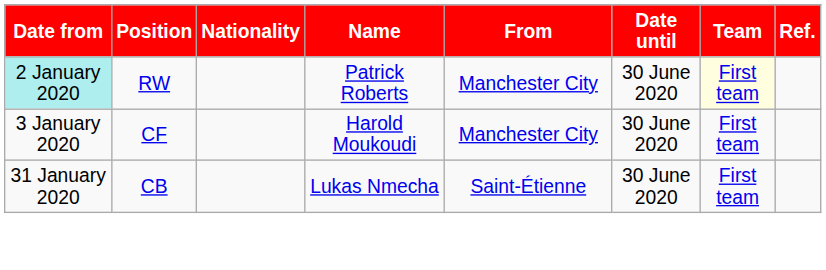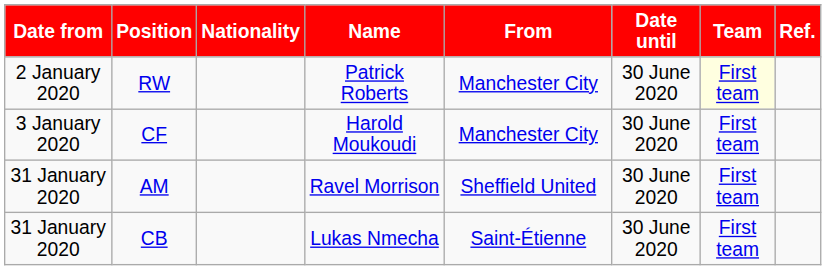(58, 83) paleturquoise background -> (58, 83) no background
+ row: (154, 187)
